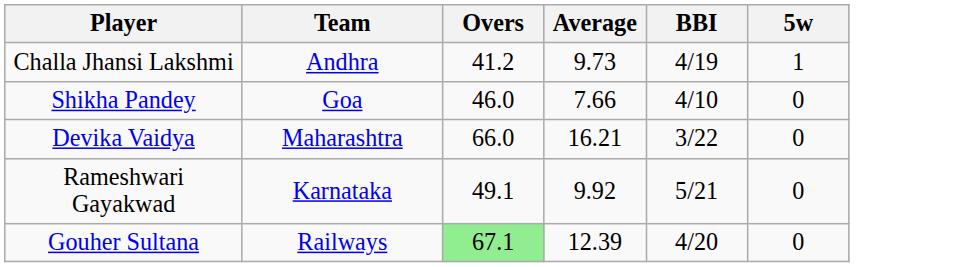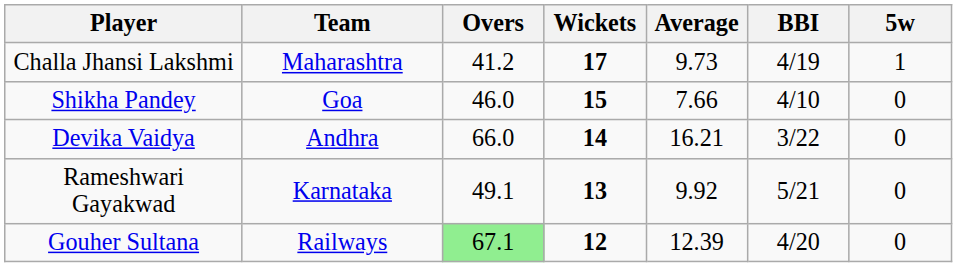+ column: (595, 23)
(342, 61) Andhra -> (342, 61) Maharashtra
(342, 138) Maharashtra -> (342, 138) Andhra
